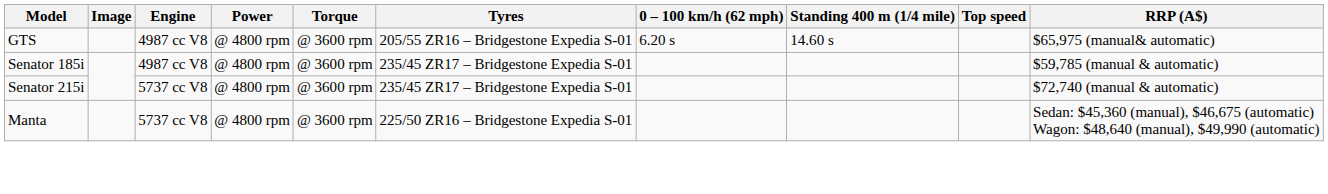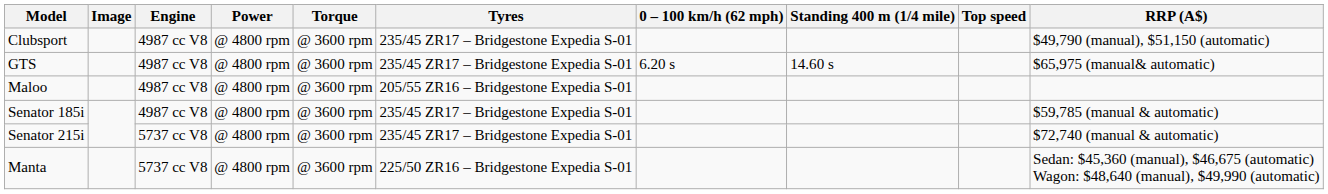+ row: (38, 40)
(506, 40) 205/55 ZR16 – Bridgestone Expedia S-01 -> (506, 64) 235/45 ZR17 – Bridgestone Expedia S-01
+ row: (28, 87)
